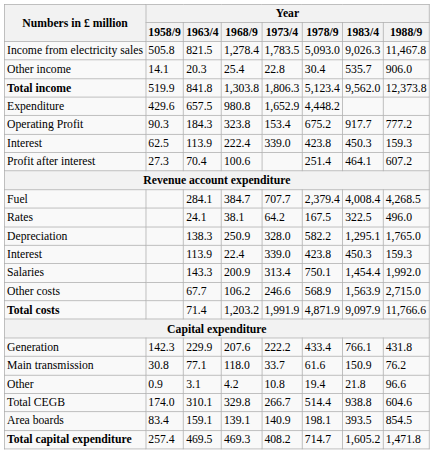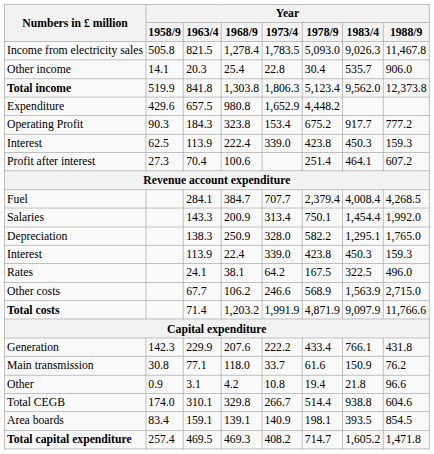rows swapped: (26, 273) <-> (20, 217)
